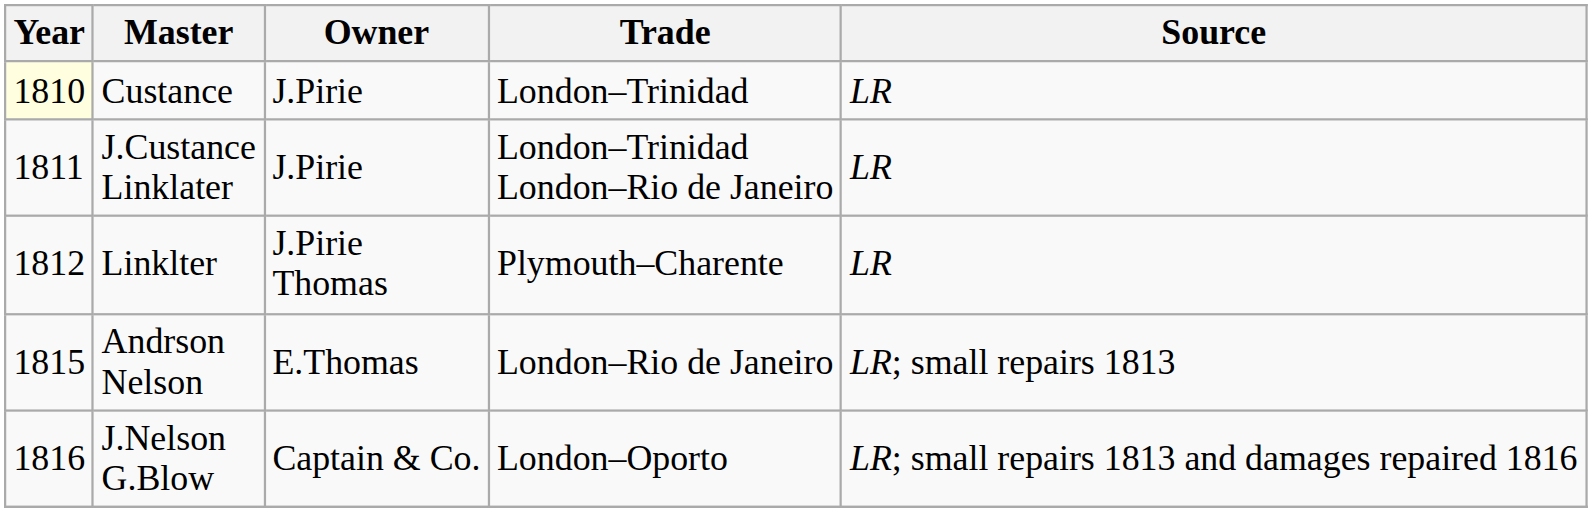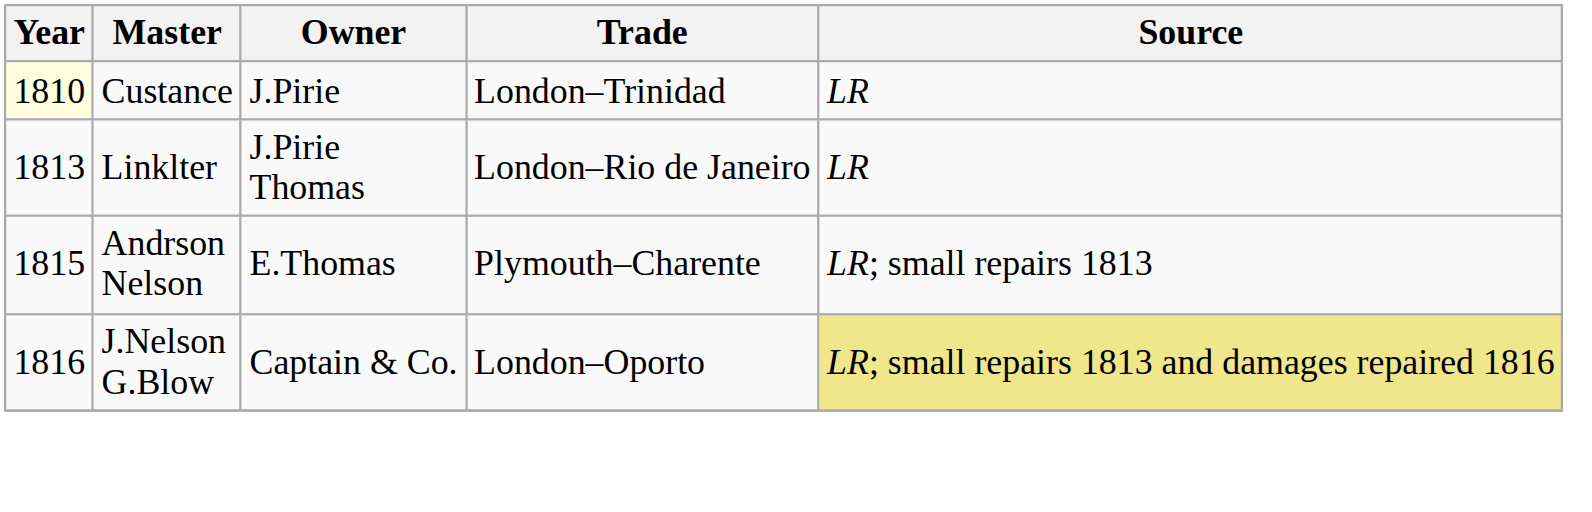- row: (179, 166)
(49, 263) 1812 -> (49, 166) 1813
(640, 263) Plymouth–Charente -> (642, 166) London–Rio de Janeiro
(665, 361) London–Rio de Janeiro -> (617, 263) Plymouth–Charente
(1214, 458) no background -> (1191, 361) khaki background
